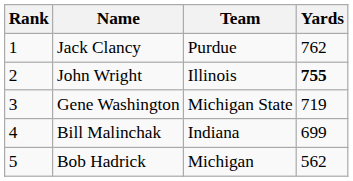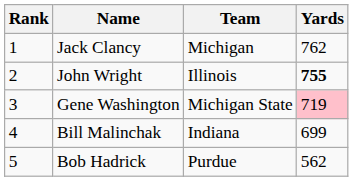(212, 47) Purdue -> (221, 47) Michigan
(314, 104) no background -> (314, 104) pink background
(221, 161) Michigan -> (212, 161) Purdue
